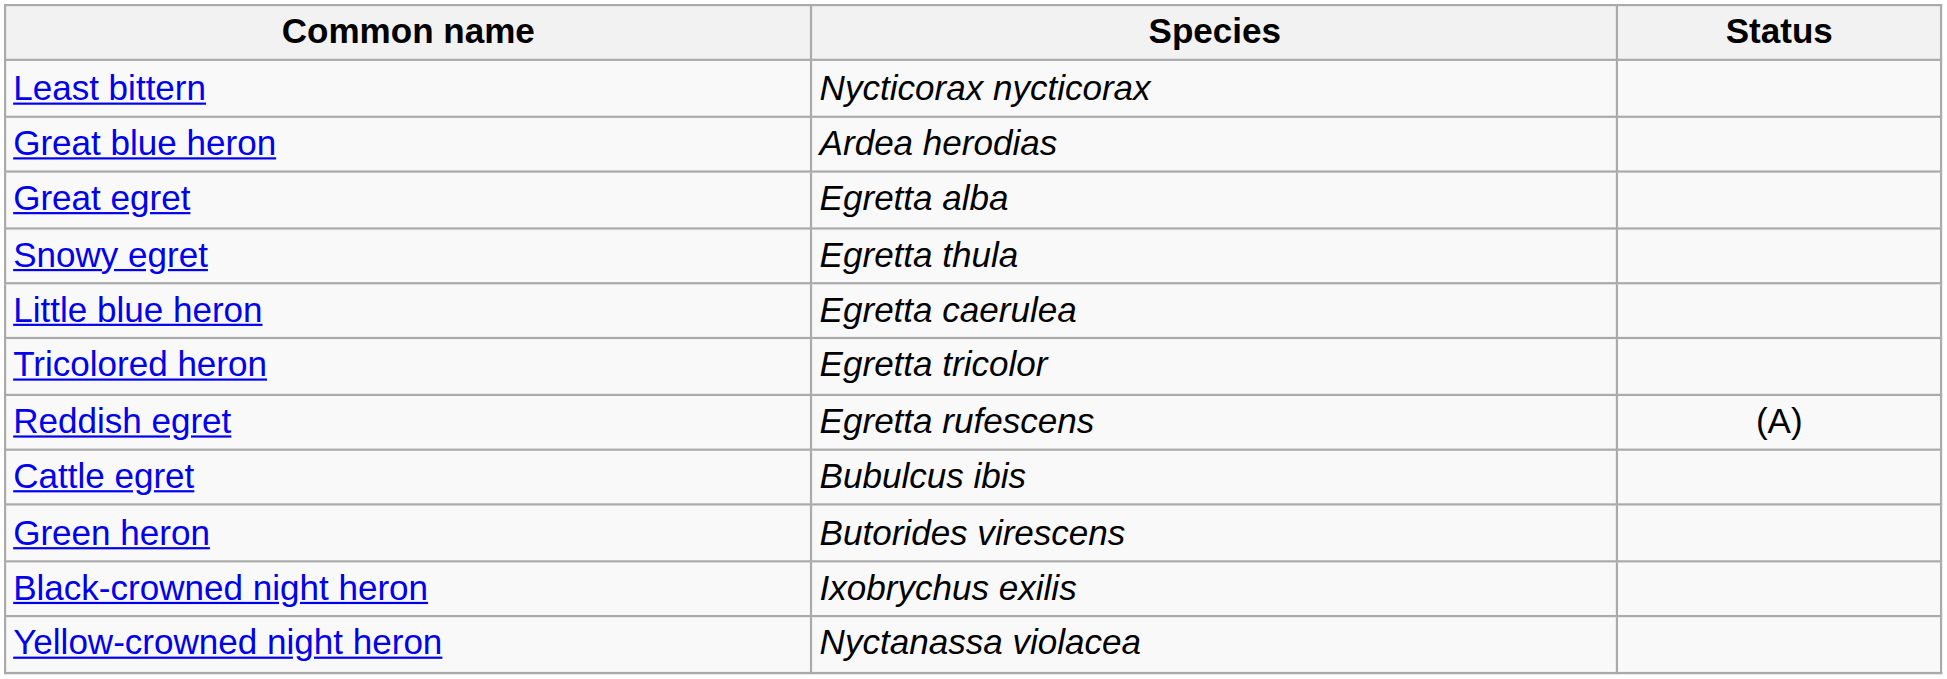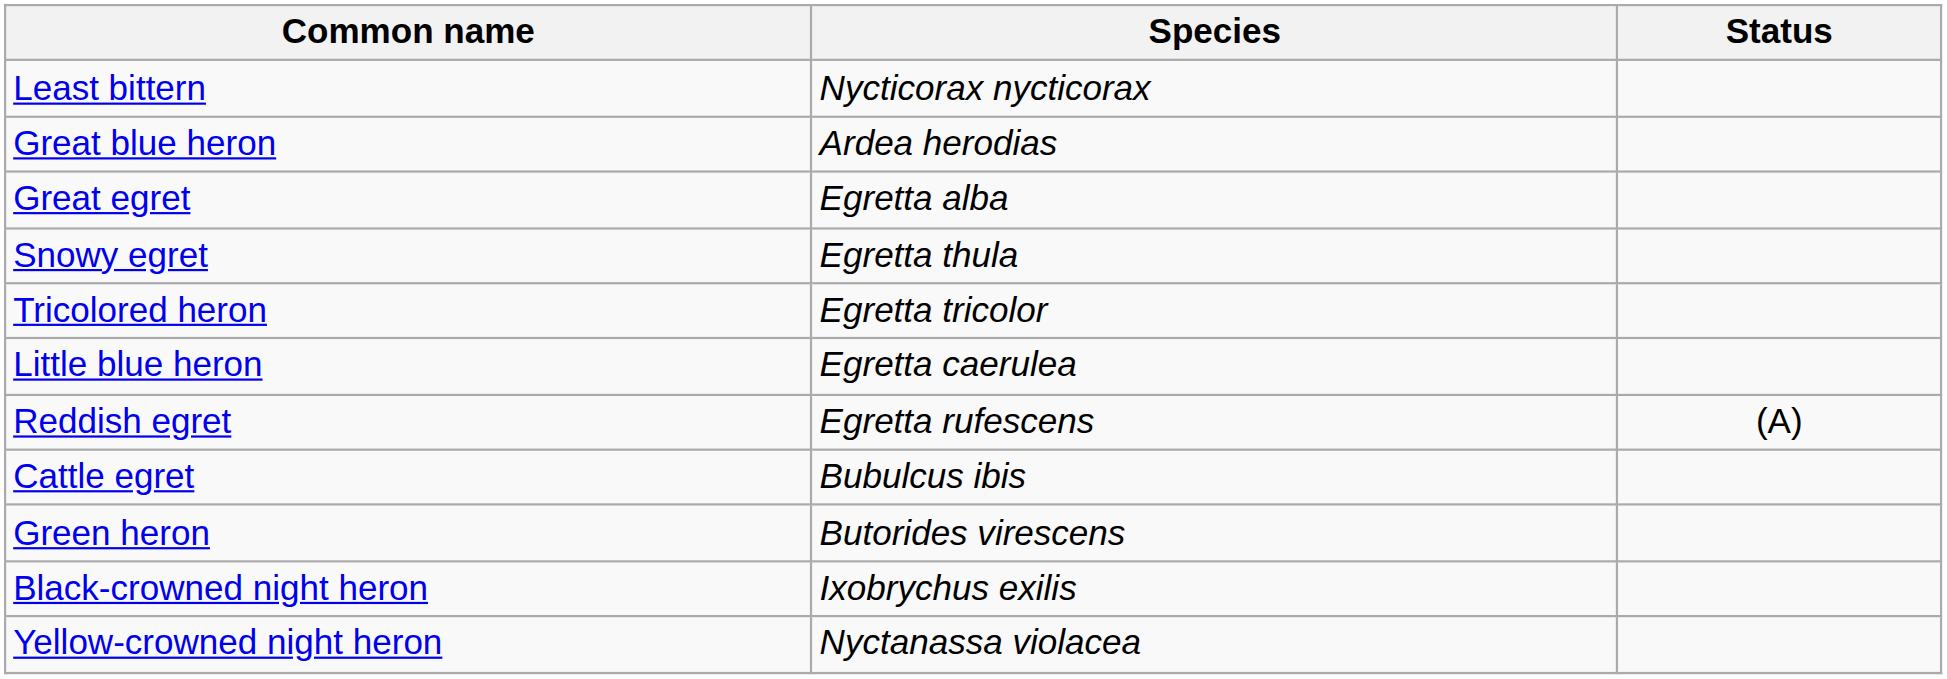rows swapped: (138, 310) <-> (140, 365)
